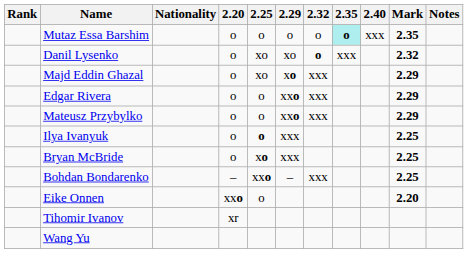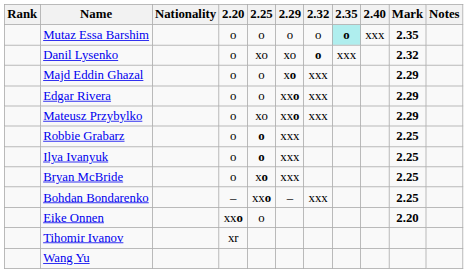(262, 75) xo -> (262, 75) o
(262, 116) o -> (262, 116) xo
+ row: (84, 136)
